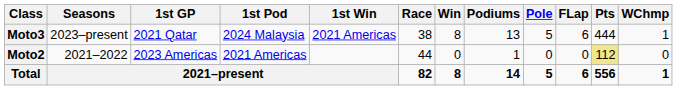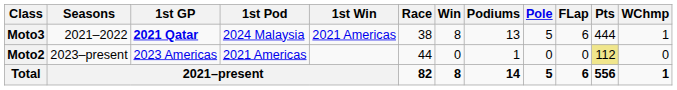(89, 34) 2023–present -> (96, 34) 2021–2022
(165, 34) normal -> (166, 34) bold
(96, 54) 2021–2022 -> (89, 54) 2023–present
